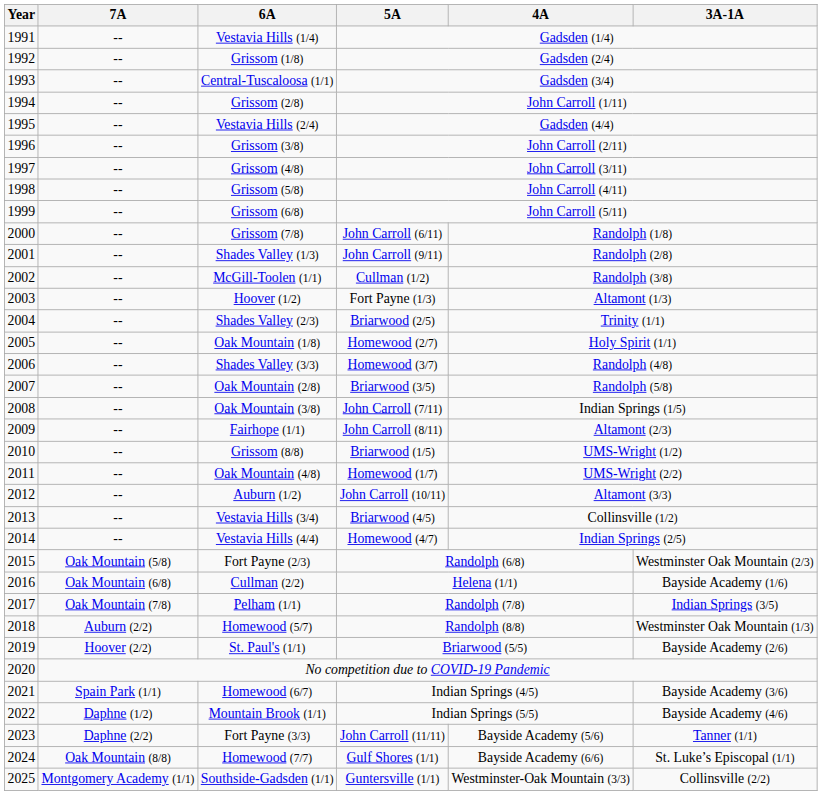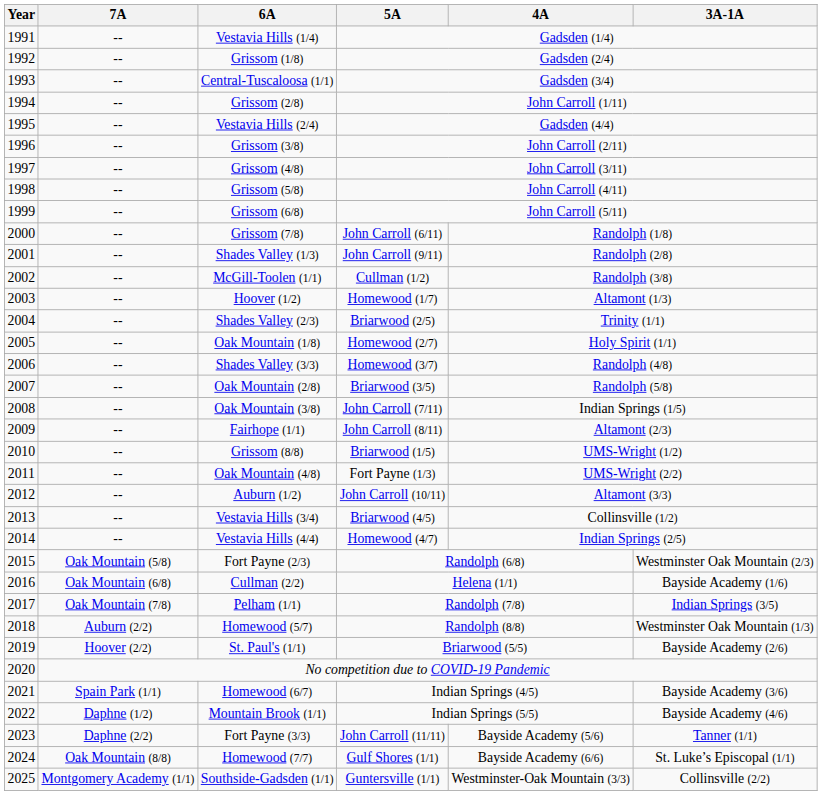(392, 299) Fort Payne (1/3) -> (392, 299) Homewood (1/7)
(392, 473) Homewood (1/7) -> (392, 473) Fort Payne (1/3)
